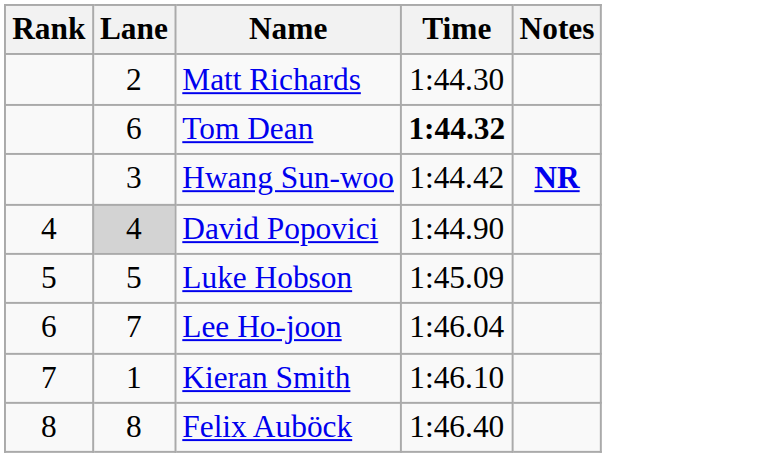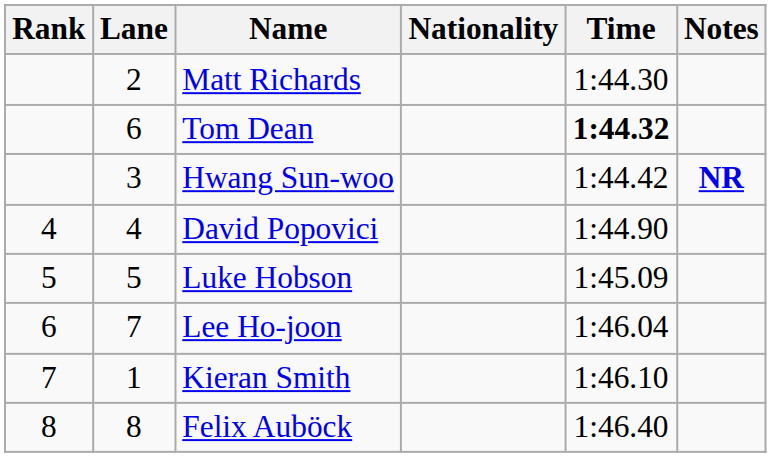+ column: (483, 29)
(134, 228) lightgrey background -> (134, 228) no background
